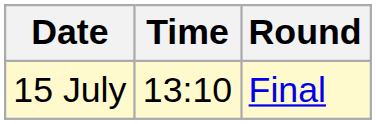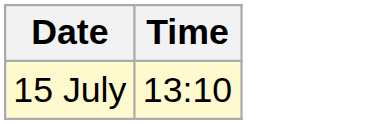- column: (305, 32)
